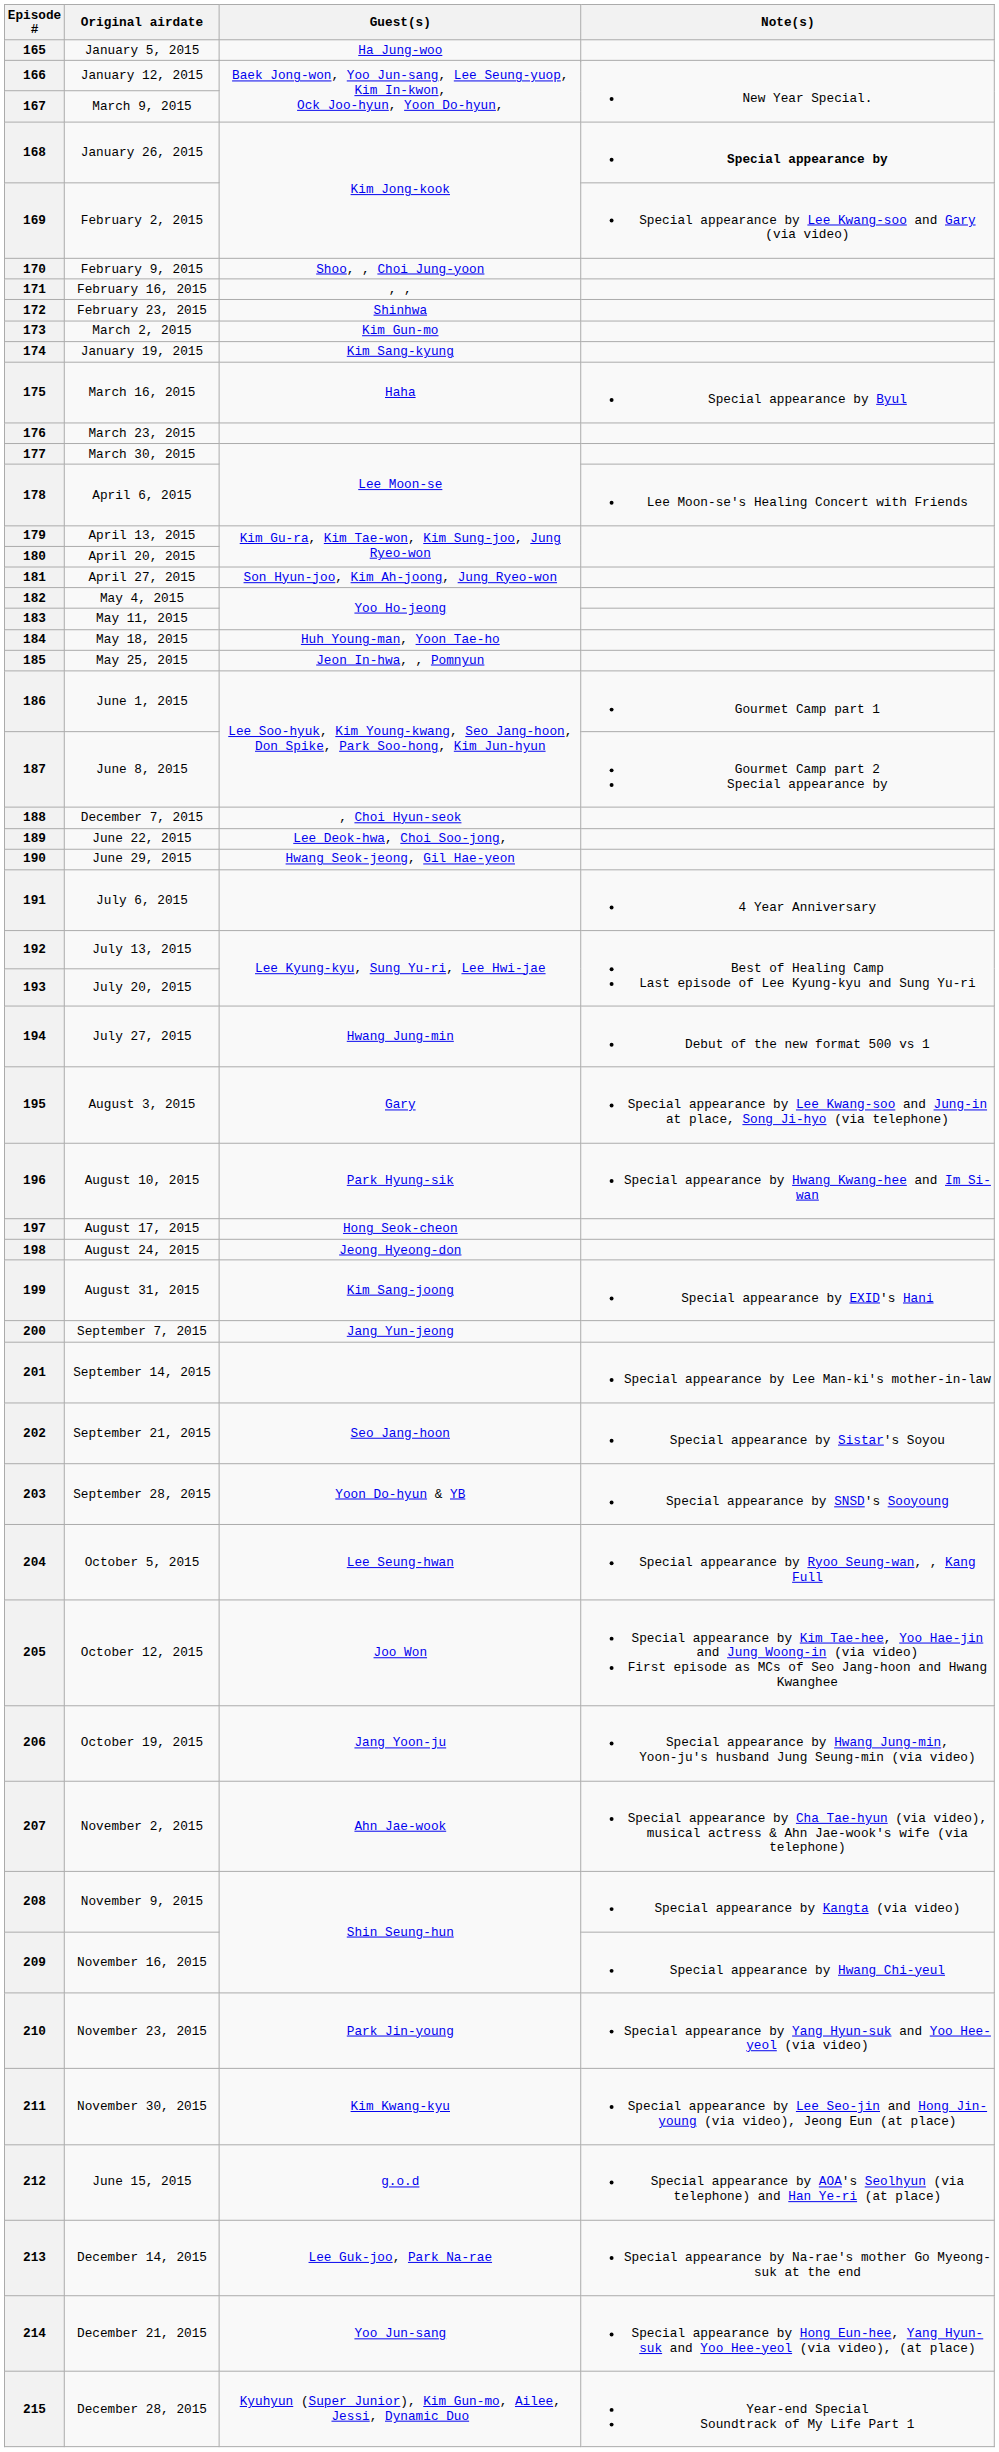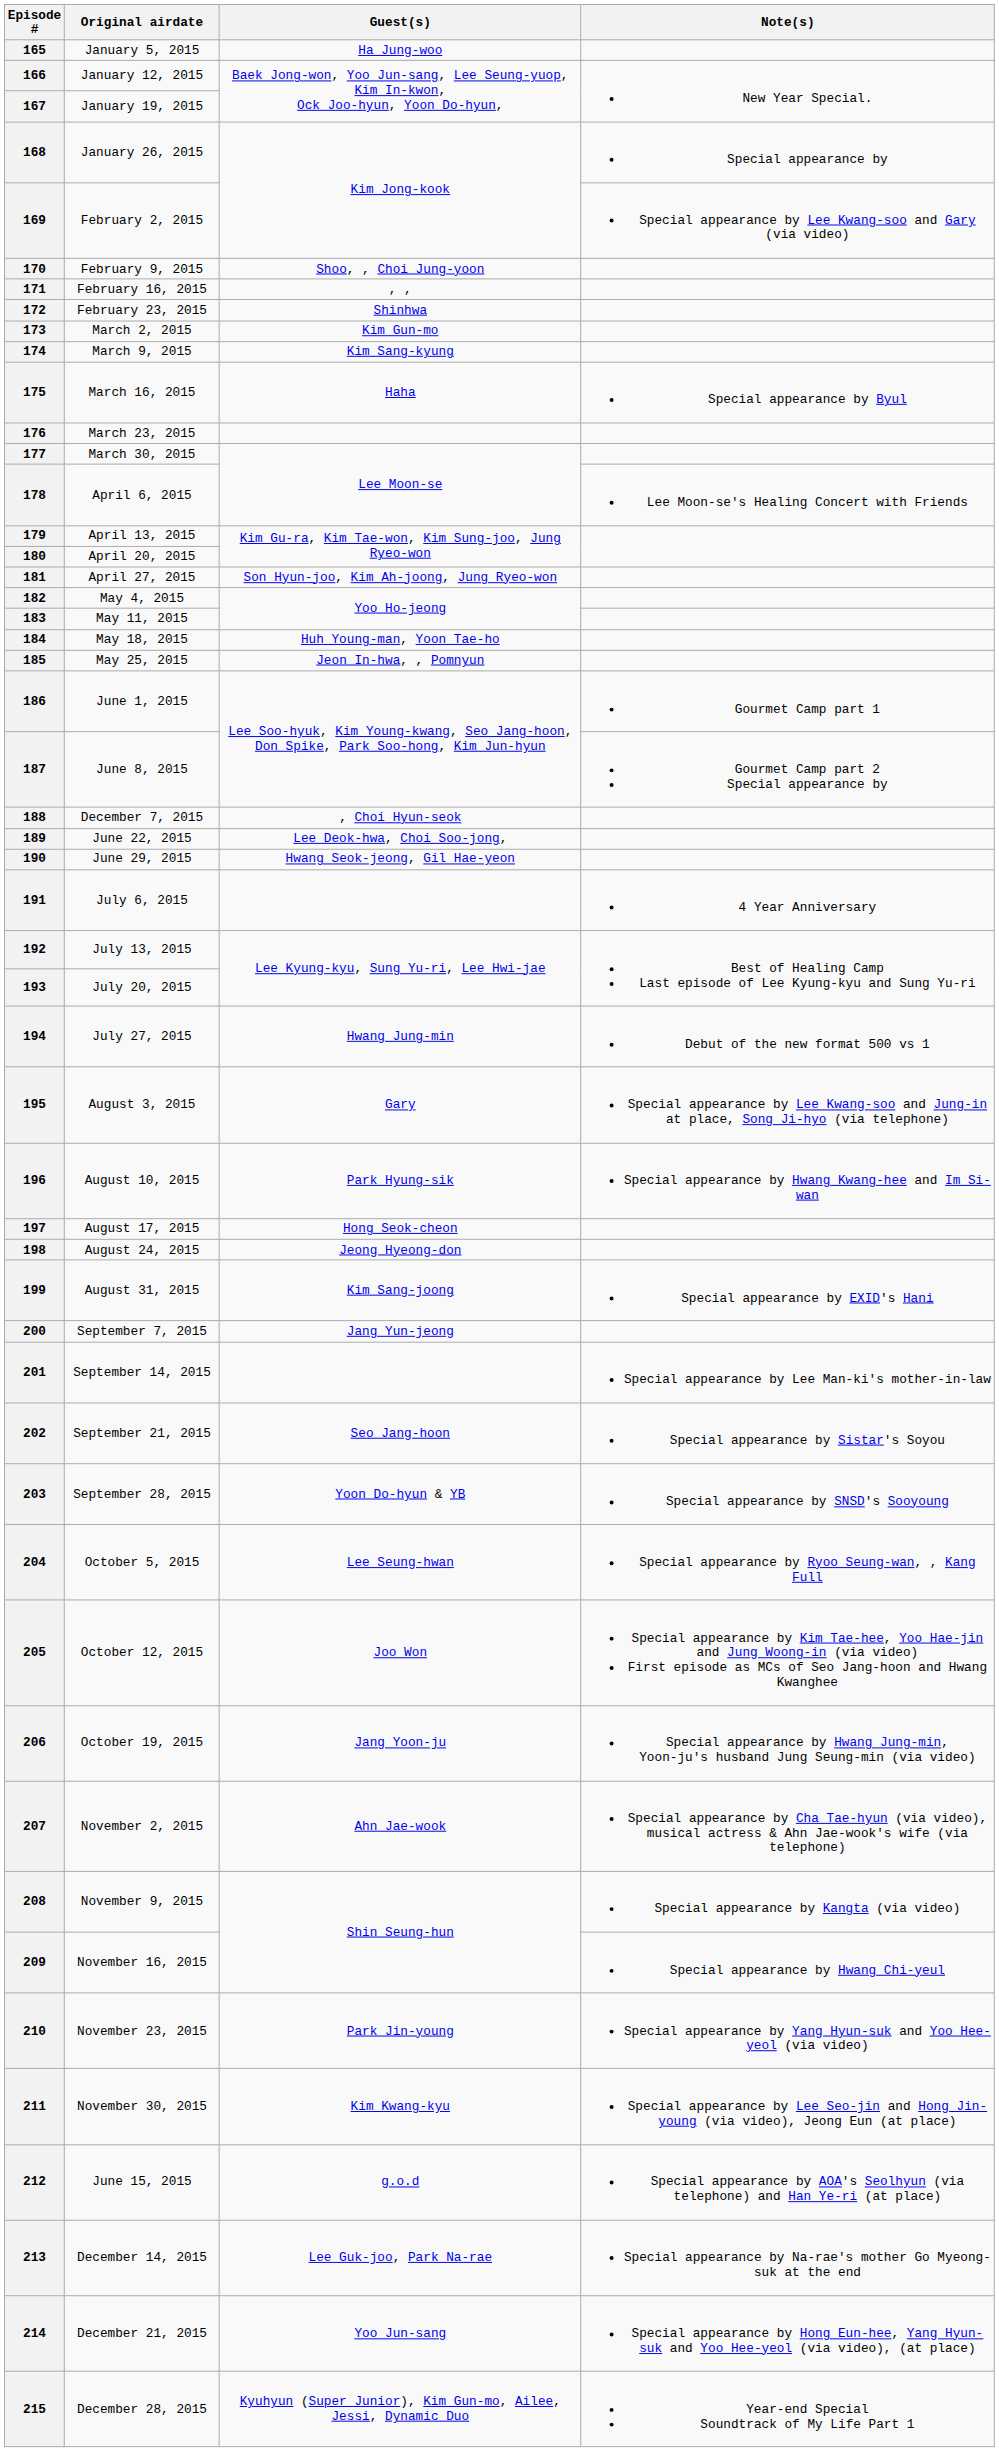(142, 106) March 9, 2015 -> (142, 106) January 19, 2015
(788, 159) bold -> (788, 159) normal
(142, 352) January 19, 2015 -> (142, 352) March 9, 2015
